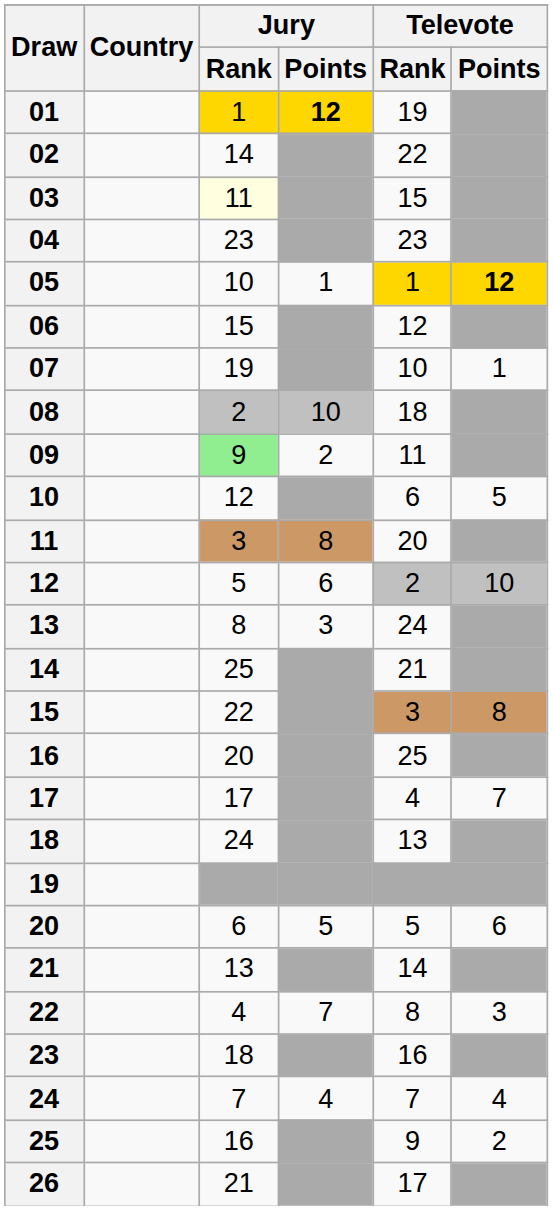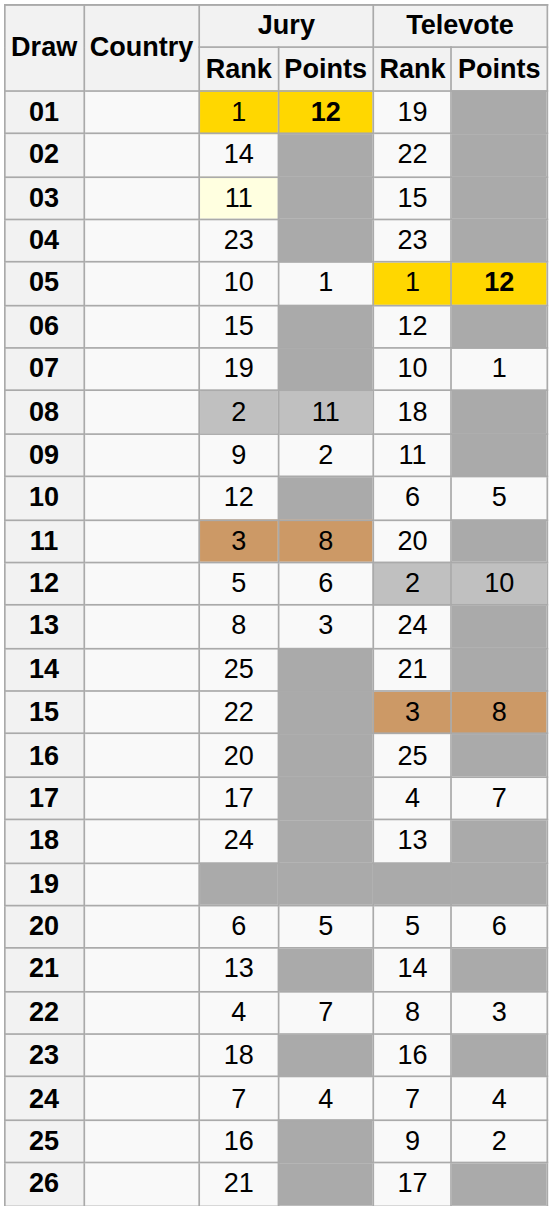(326, 411) 10 -> (326, 411) 11
(239, 454) lightgreen background -> (239, 454) no background
